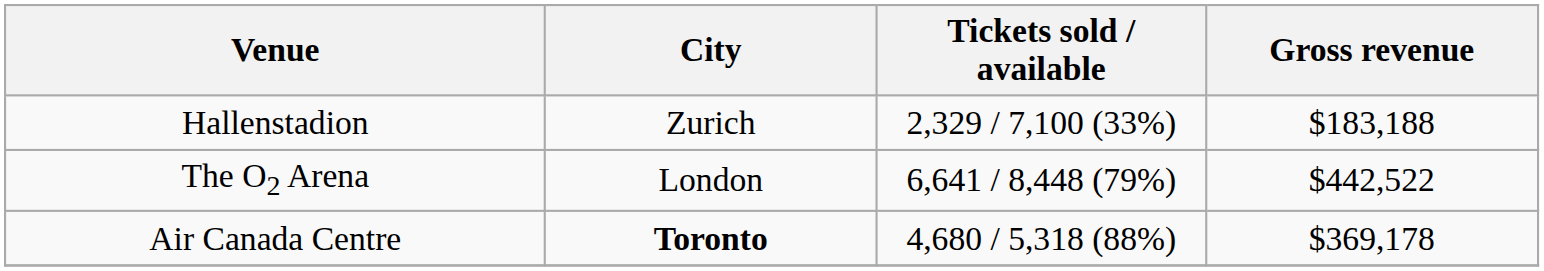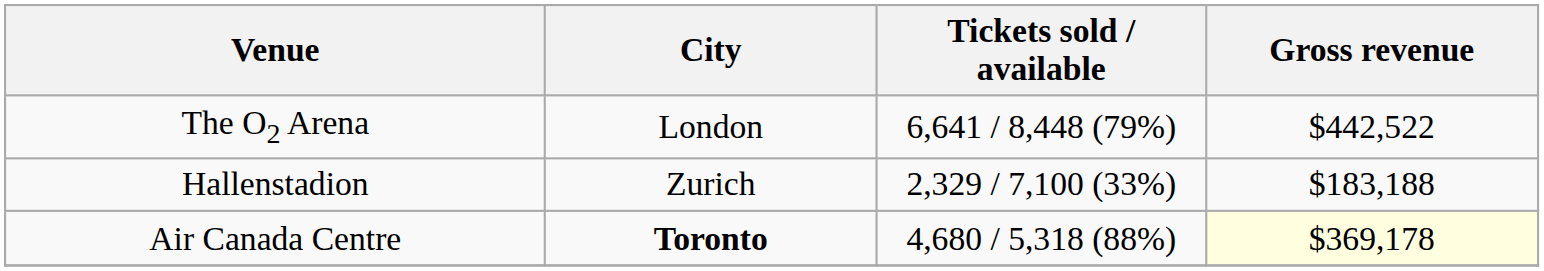rows swapped: (275, 122) <-> (275, 179)
(1372, 237) no background -> (1372, 237) lightyellow background
